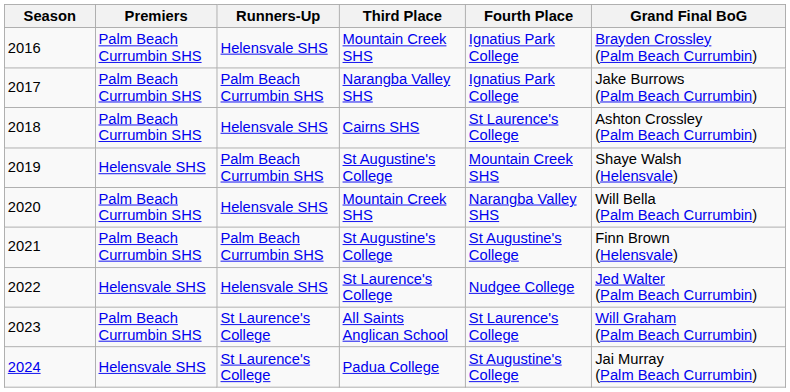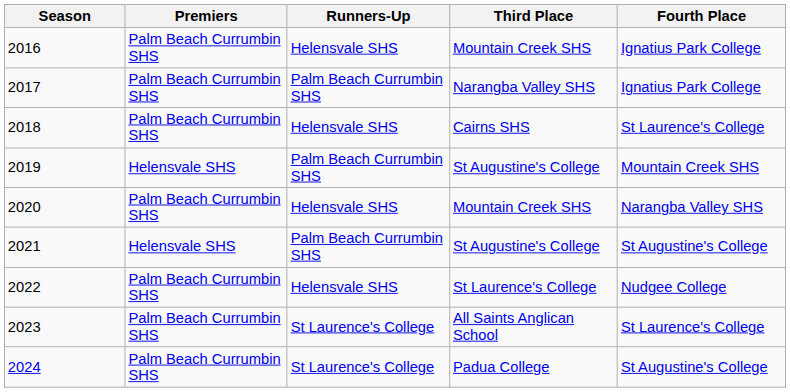- column: (689, 16)
(150, 247) Palm Beach Currumbin SHS -> (182, 247) Helensvale SHS
(152, 287) Helensvale SHS -> (205, 287) Palm Beach Currumbin SHS
(152, 367) Helensvale SHS -> (205, 367) Palm Beach Currumbin SHS
